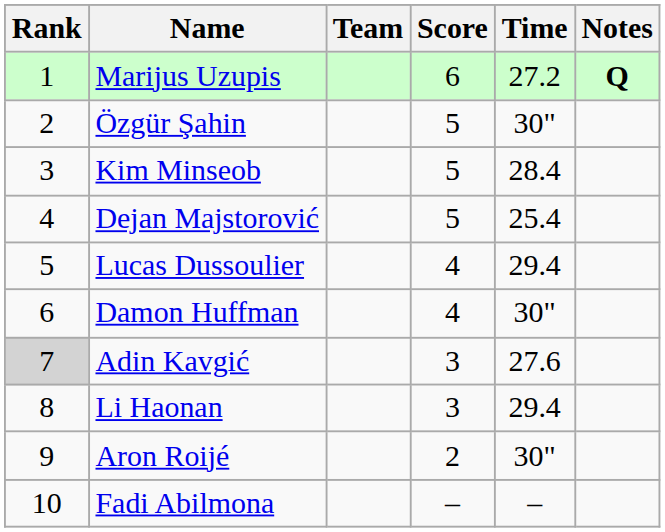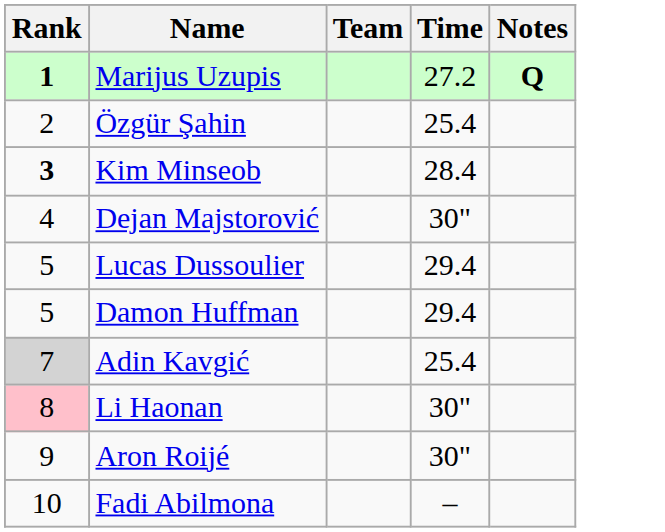- column: (452, 28)
(47, 75) normal -> (47, 75) bold
(535, 123) 30" -> (450, 123) 25.4
(47, 170) normal -> (47, 170) bold
(535, 218) 25.4 -> (450, 218) 30"
(47, 312) 6 -> (47, 312) 5
(535, 312) 30" -> (450, 312) 29.4
(535, 360) 27.6 -> (450, 360) 25.4
(47, 407) no background -> (47, 407) pink background
(535, 407) 29.4 -> (450, 407) 30"
